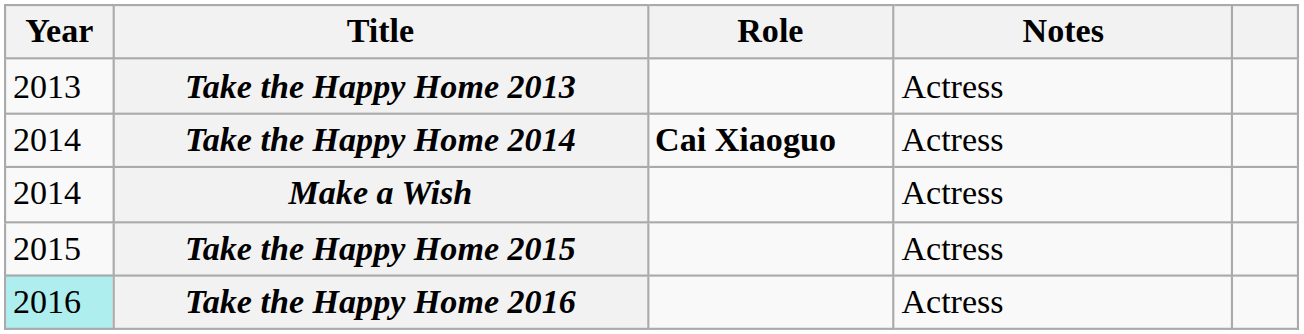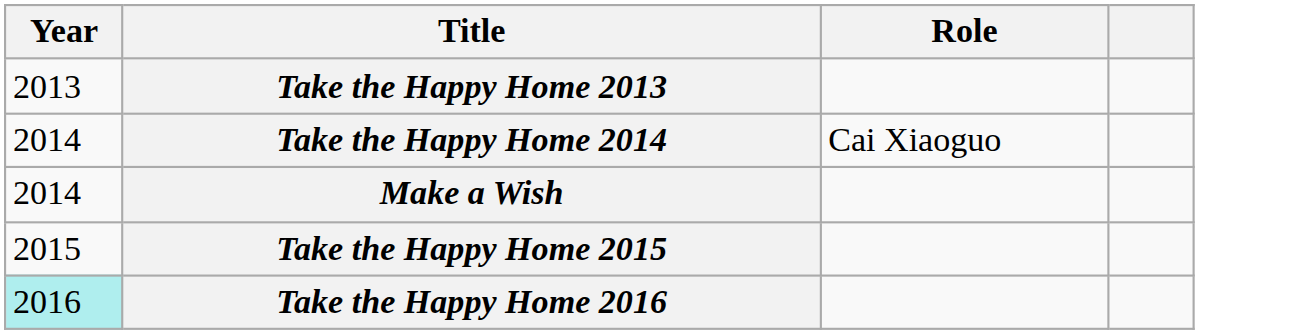- column: (1063, 31)
(746, 139) bold -> (915, 139) normal
